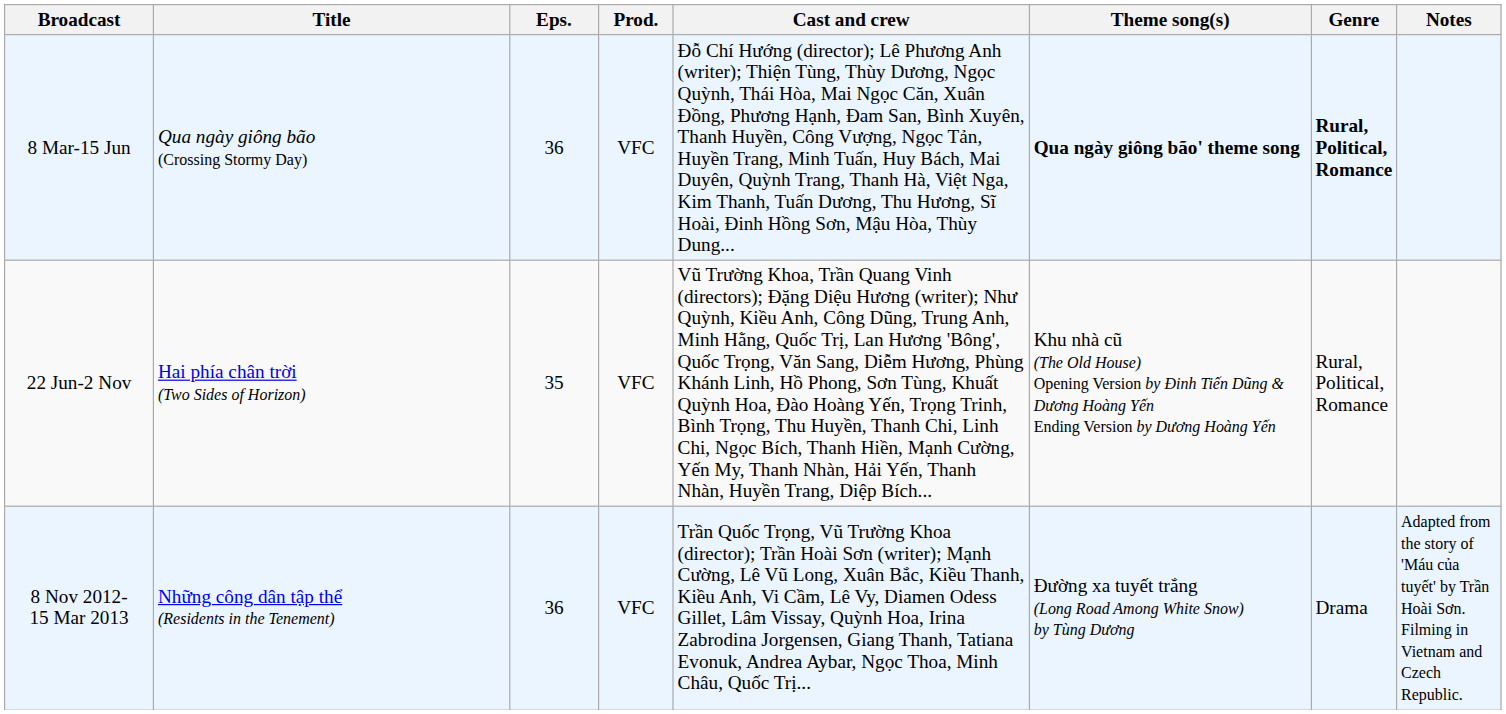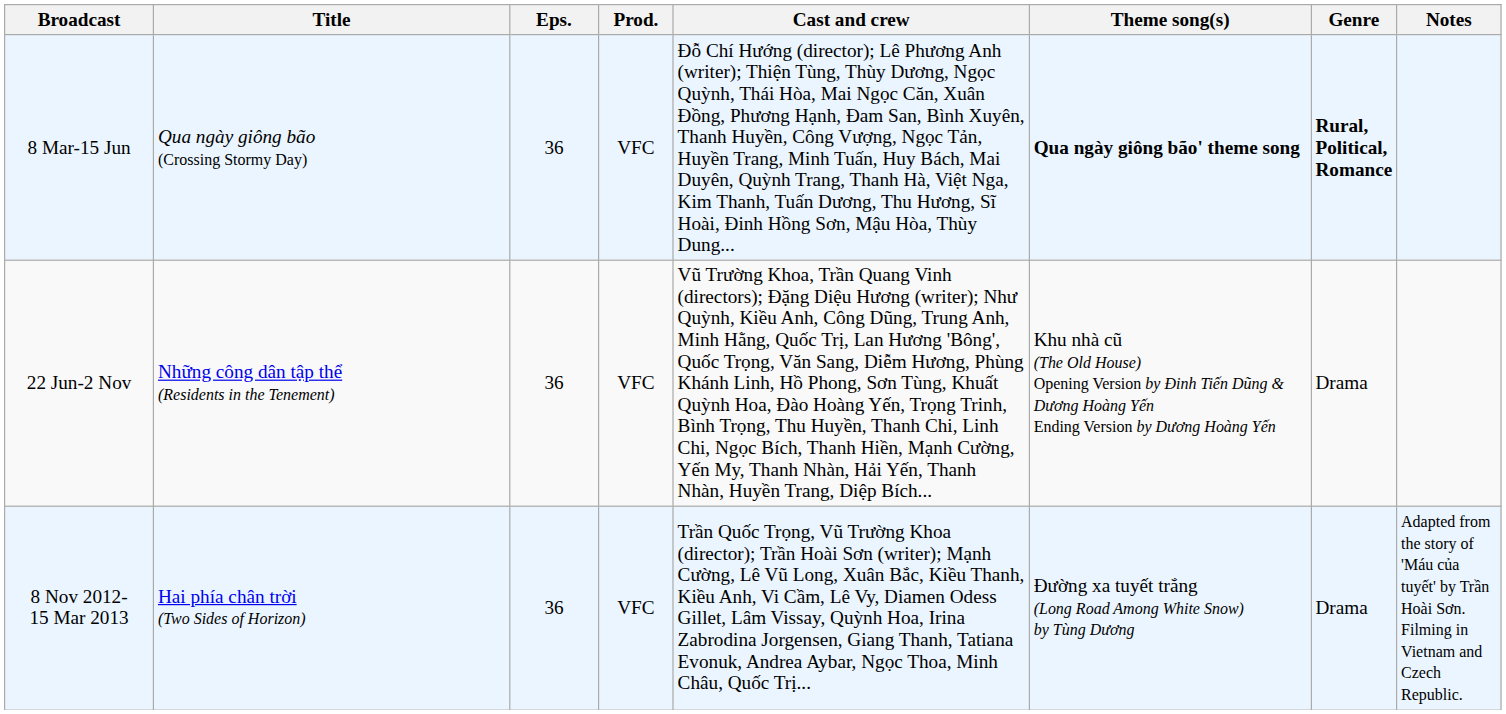(232, 383) Hai phía chân trời (Two Sides of Horizon) -> (250, 383) Những công dân tập thể (Residents in the Tenement)
(554, 383) 35 -> (554, 383) 36
(1352, 383) Rural, Political, Romance -> (1342, 383) Drama
(250, 607) Những công dân tập thể (Residents in the Tenement) -> (232, 607) Hai phía chân trời (Two Sides of Horizon)
